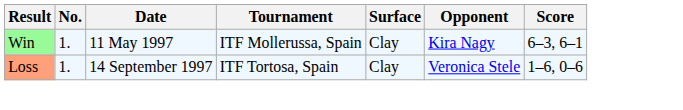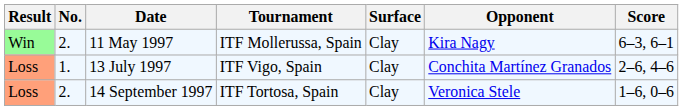(65, 42) 1. -> (65, 42) 2.
+ row: (130, 67)
(65, 67) 1. -> (65, 92) 2.
